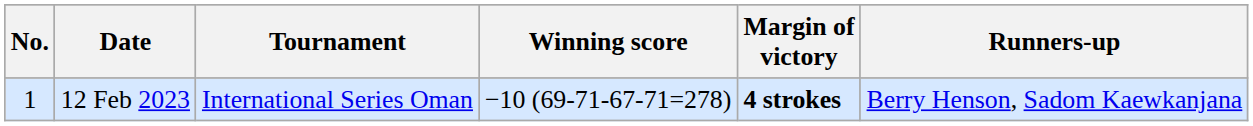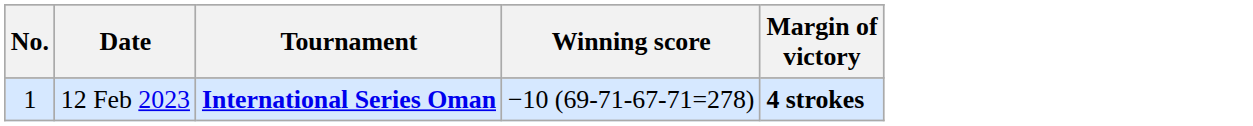- column: (1054, 41)
(337, 99) normal -> (349, 99) bold
